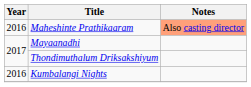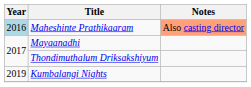(16, 27) no background -> (16, 27) lightblue background
(16, 74) 2016 -> (16, 74) 2019
